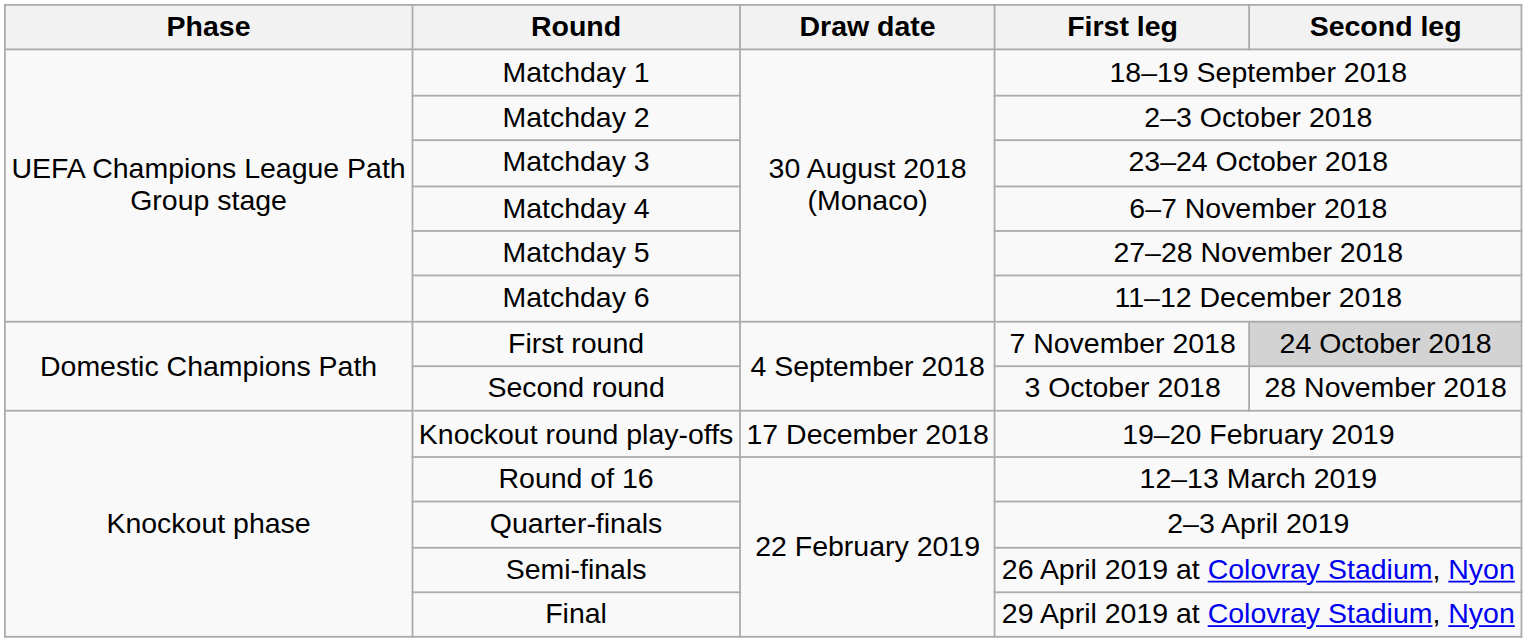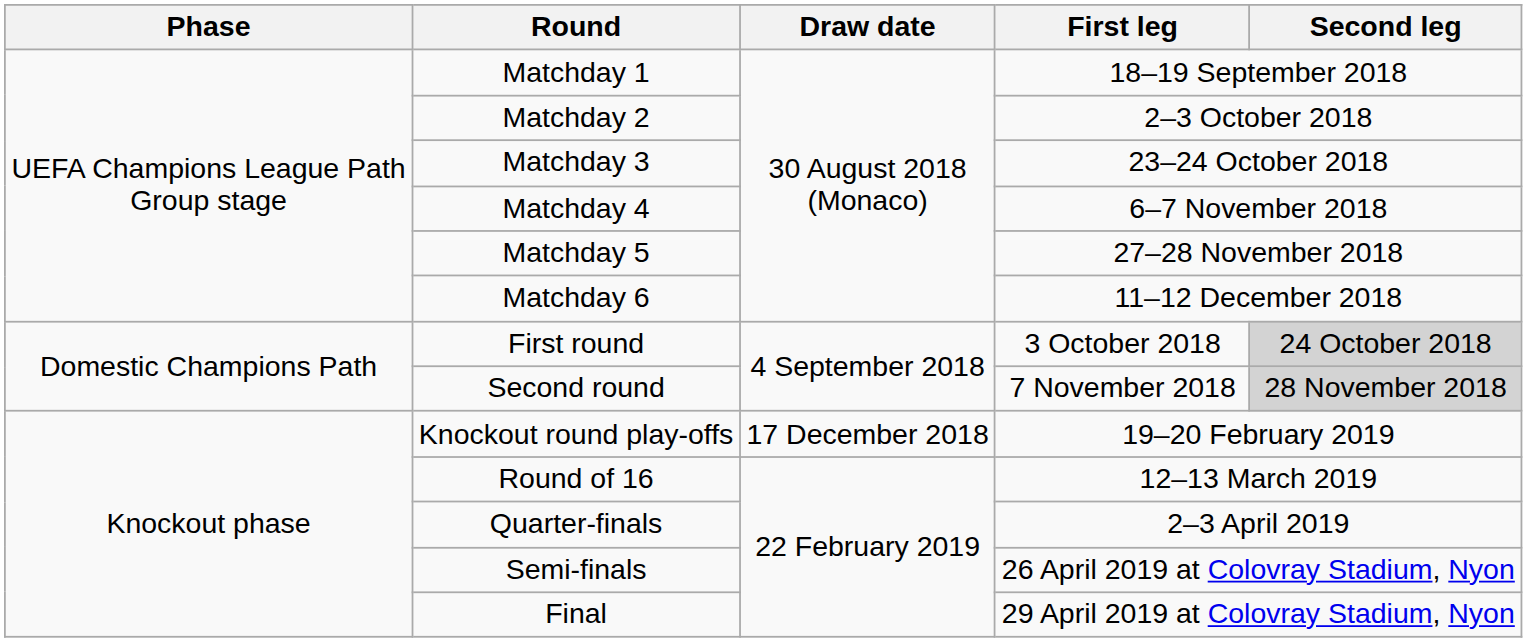(1123, 343) 7 November 2018 -> (1123, 343) 3 October 2018
(1123, 388) 3 October 2018 -> (1123, 388) 7 November 2018
(1386, 388) no background -> (1386, 388) lightgrey background
